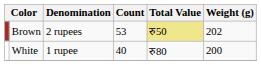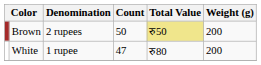(121, 31) 53 -> (121, 31) 50
(214, 31) 202 -> (214, 31) 200
(121, 51) 40 -> (121, 51) 47
